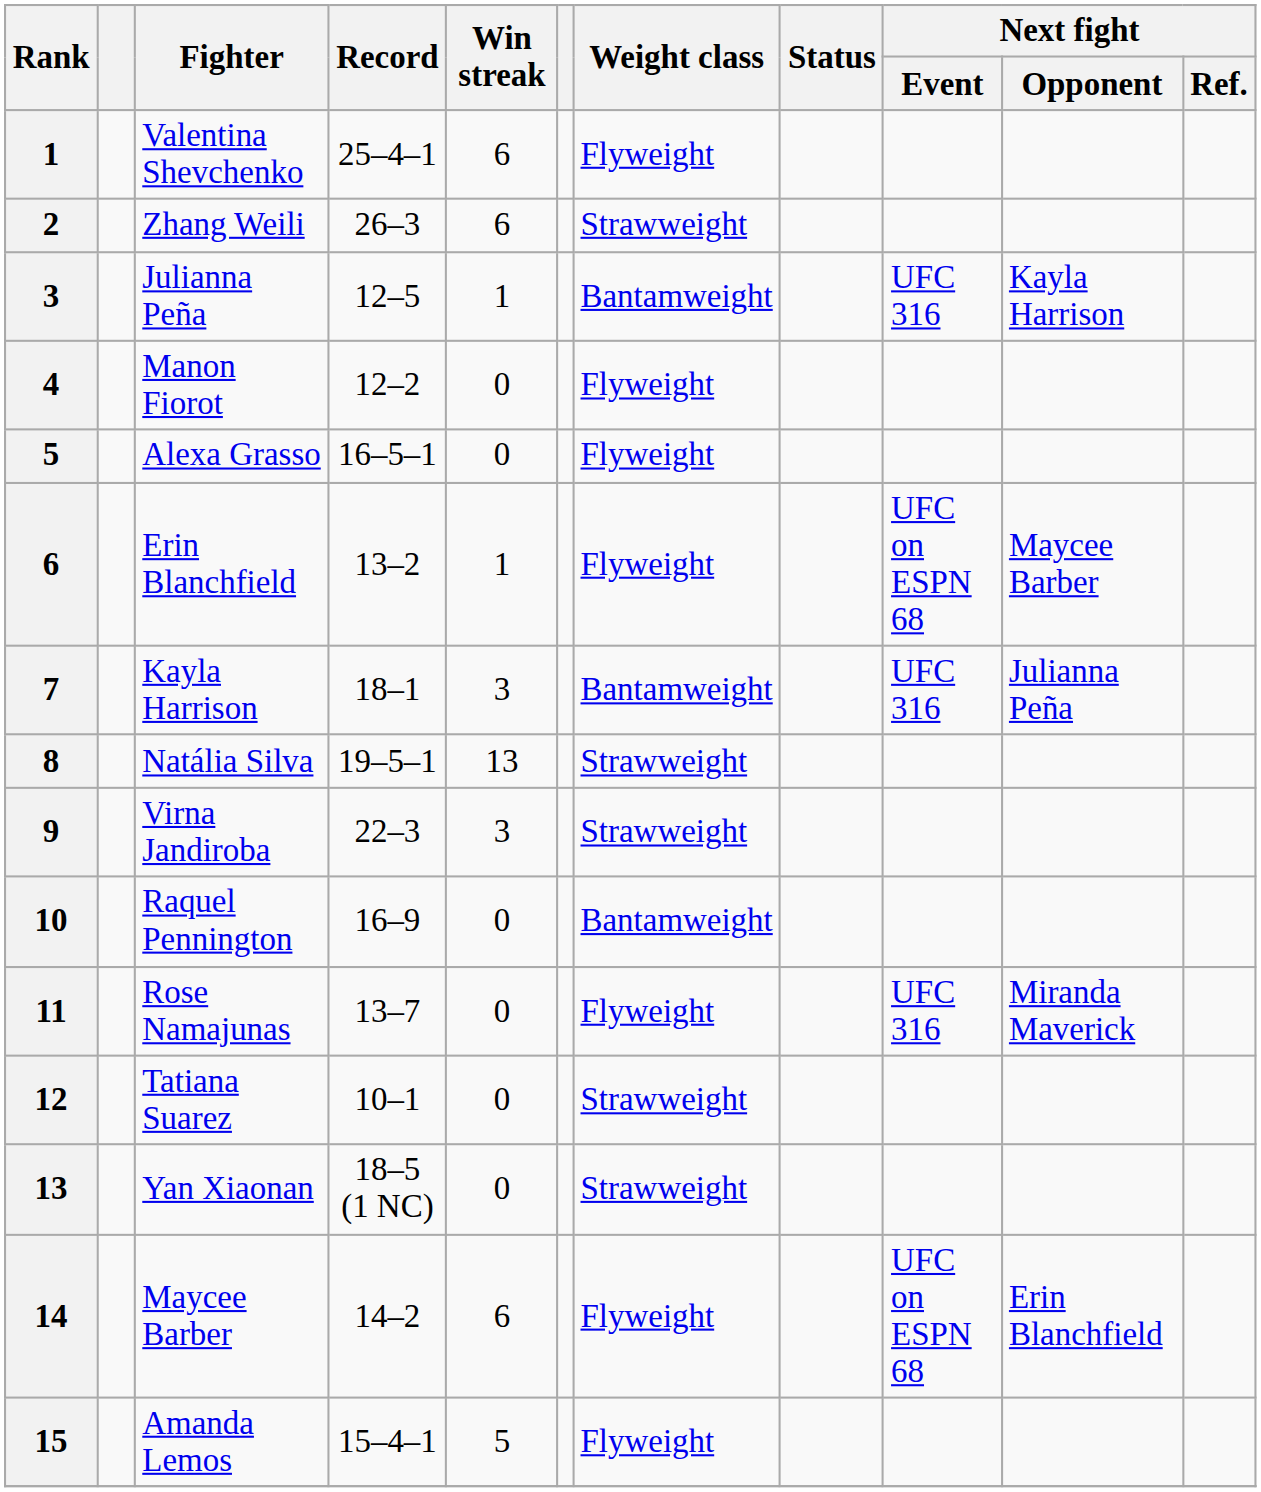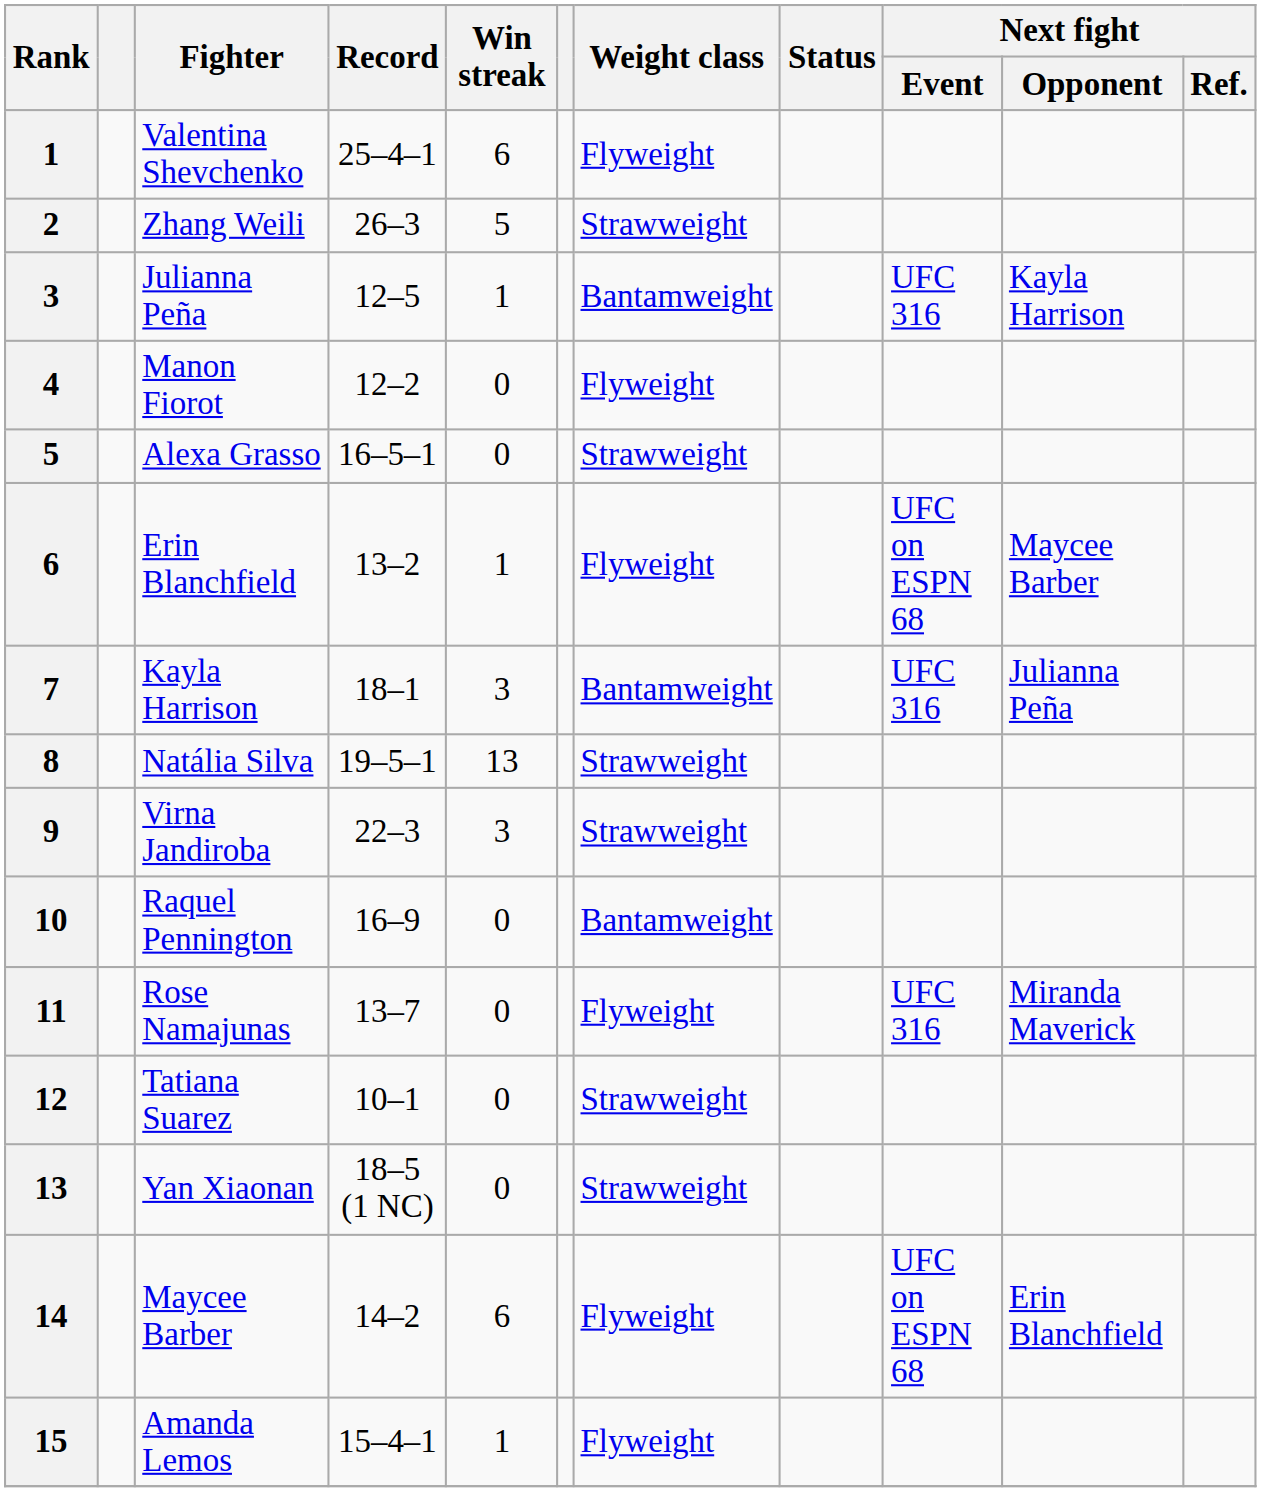(502, 224) 6 -> (502, 224) 5
(647, 455) Flyweight -> (664, 455) Strawweight
(502, 1441) 5 -> (502, 1441) 1
